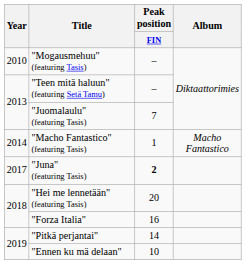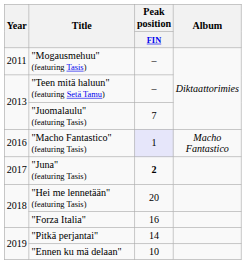(17, 61) 2010 -> (17, 61) 2011
(17, 143) 2014 -> (17, 143) 2016
(154, 143) no background -> (154, 143) lavender background
